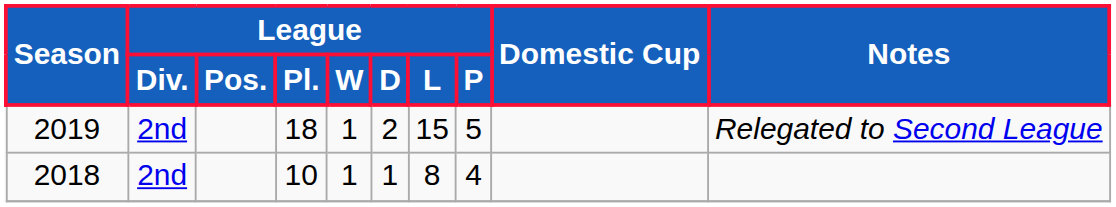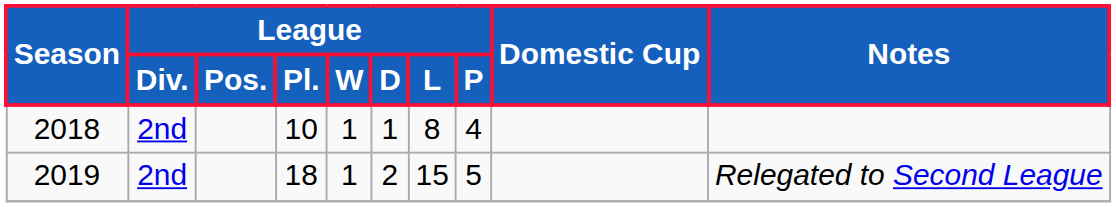rows swapped: (67, 176) <-> (67, 128)
